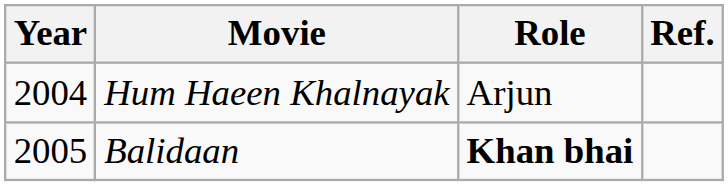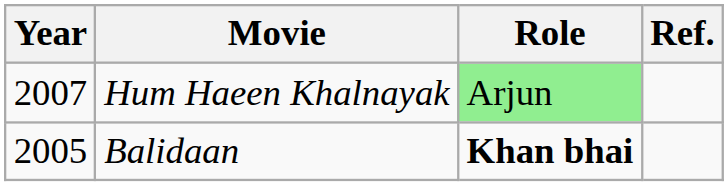(50, 92) 2004 -> (50, 92) 2007
(510, 92) no background -> (510, 92) lightgreen background
